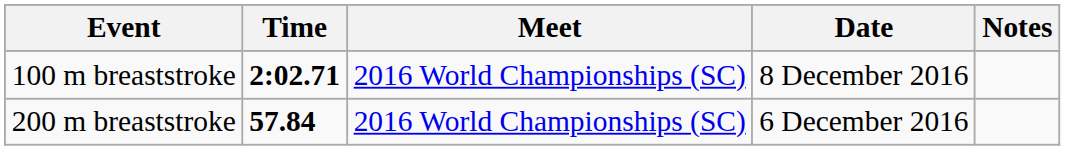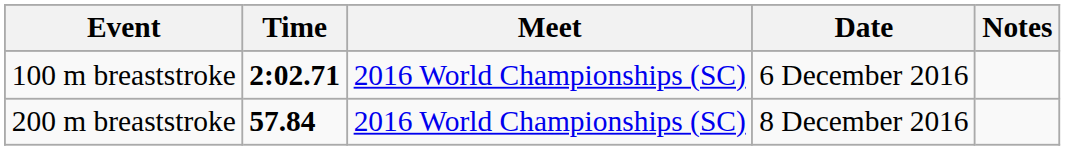(864, 74) 8 December 2016 -> (864, 74) 6 December 2016
(864, 121) 6 December 2016 -> (864, 121) 8 December 2016
